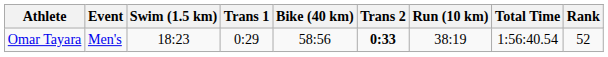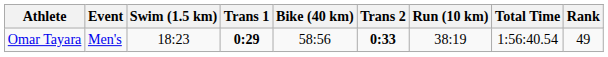(247, 39) normal -> (247, 39) bold
(583, 39) 52 -> (583, 39) 49
